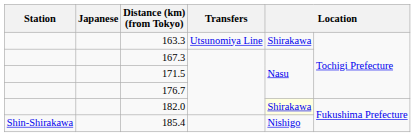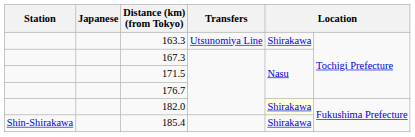(284, 123) Nishigo -> (289, 123) Shirakawa
